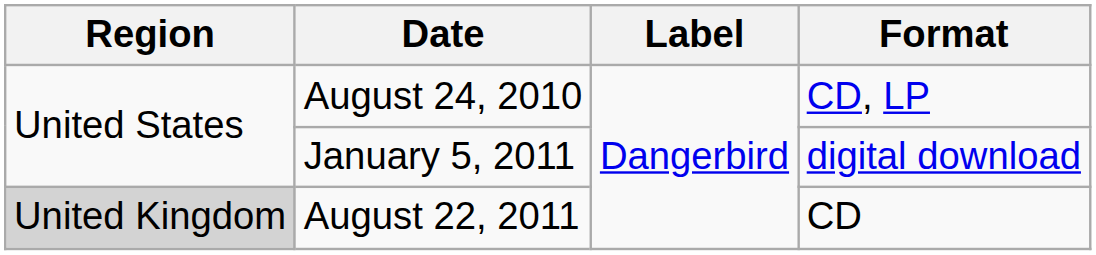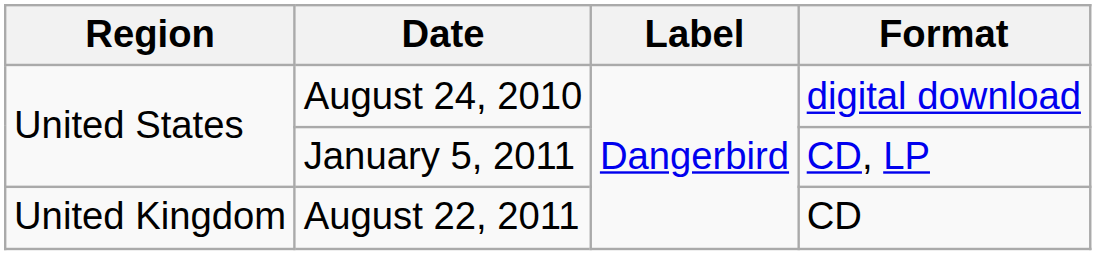(868, 95) CD, LP -> (944, 95) digital download
(944, 156) digital download -> (868, 156) CD, LP
(150, 216) lightgrey background -> (150, 216) no background
